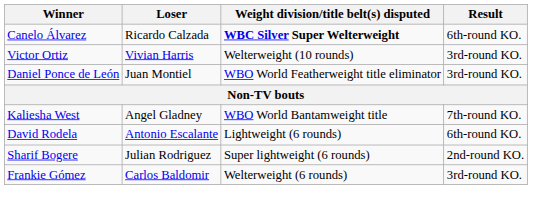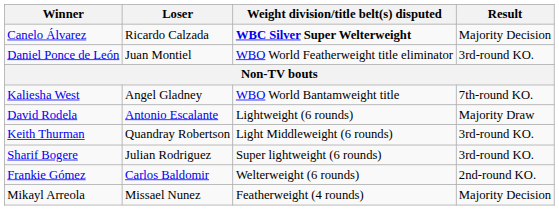(484, 34) 6th-round KO. -> (505, 34) Majority Decision
- row: (38, 54)
(484, 134) 6th-round KO. -> (497, 114) Majority Draw
+ row: (46, 134)
(485, 154) 2nd-round KO. -> (496, 154) 3rd-round KO.
(484, 174) 3rd-round KO. -> (497, 174) 2nd-round KO.
+ row: (46, 194)
